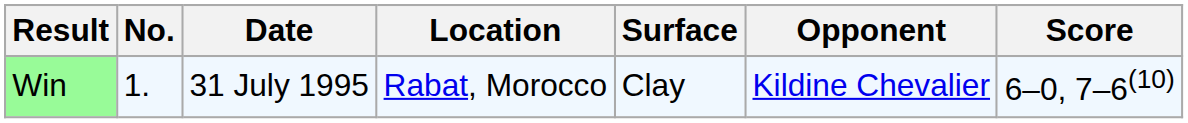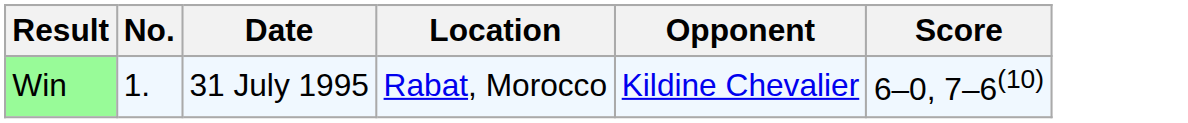- column: (680, 29)
